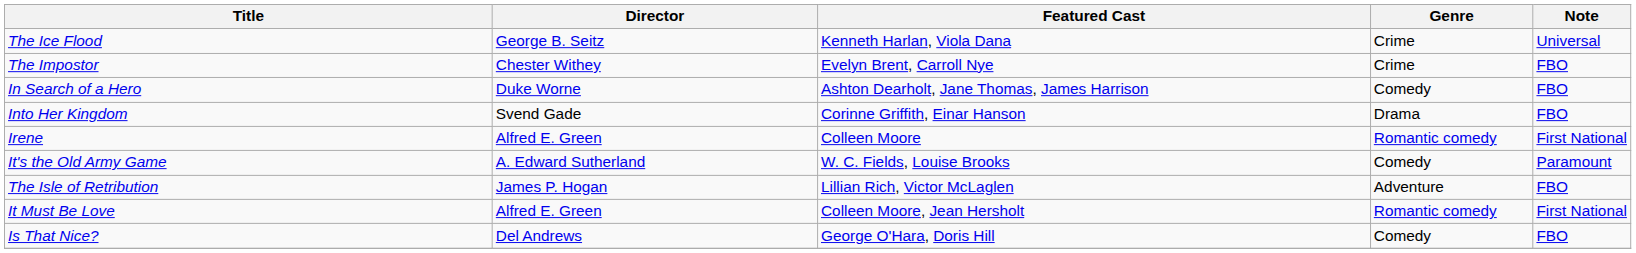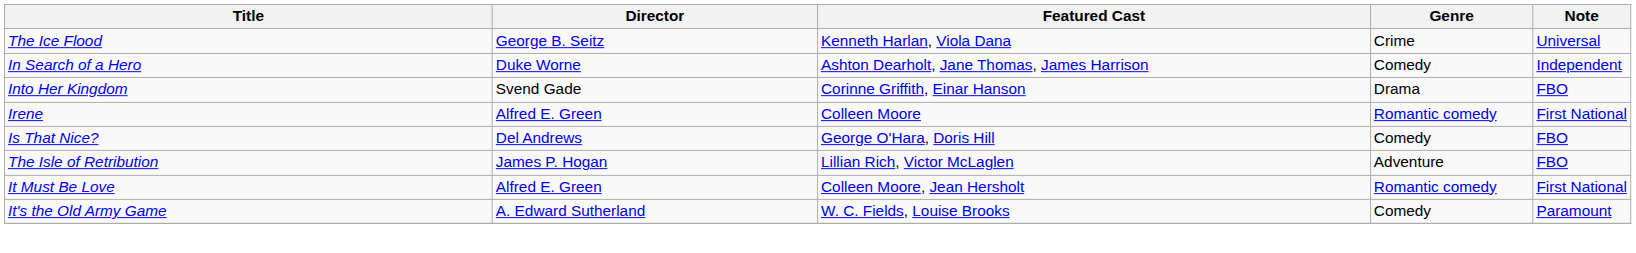- row: (53, 65)
(1552, 89) FBO -> (1579, 65) Independent
rows swapped: (53, 235) <-> (87, 162)
